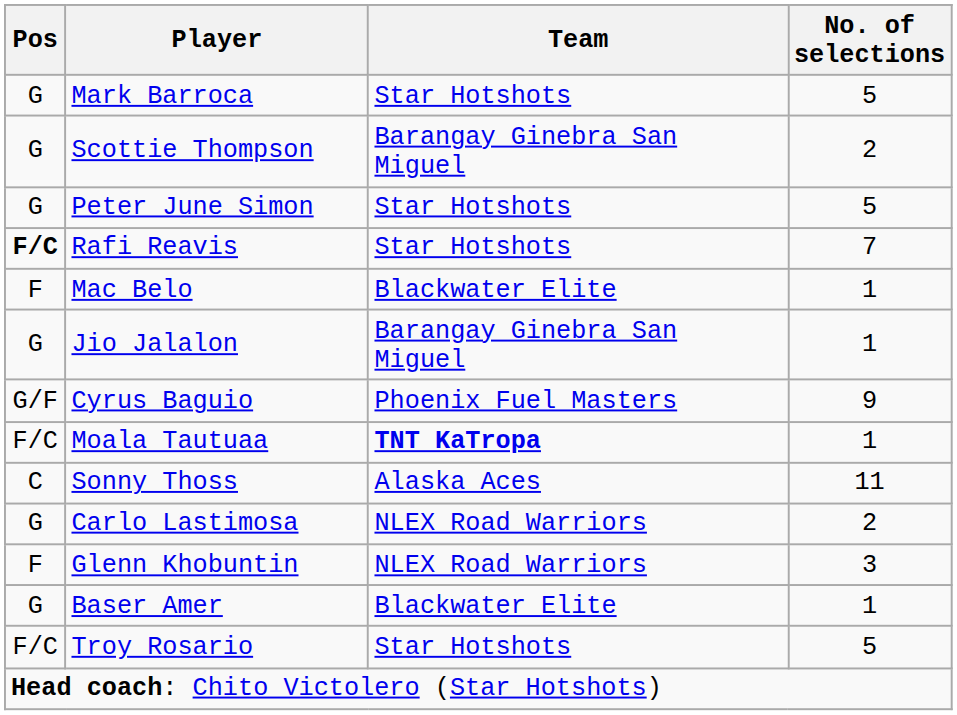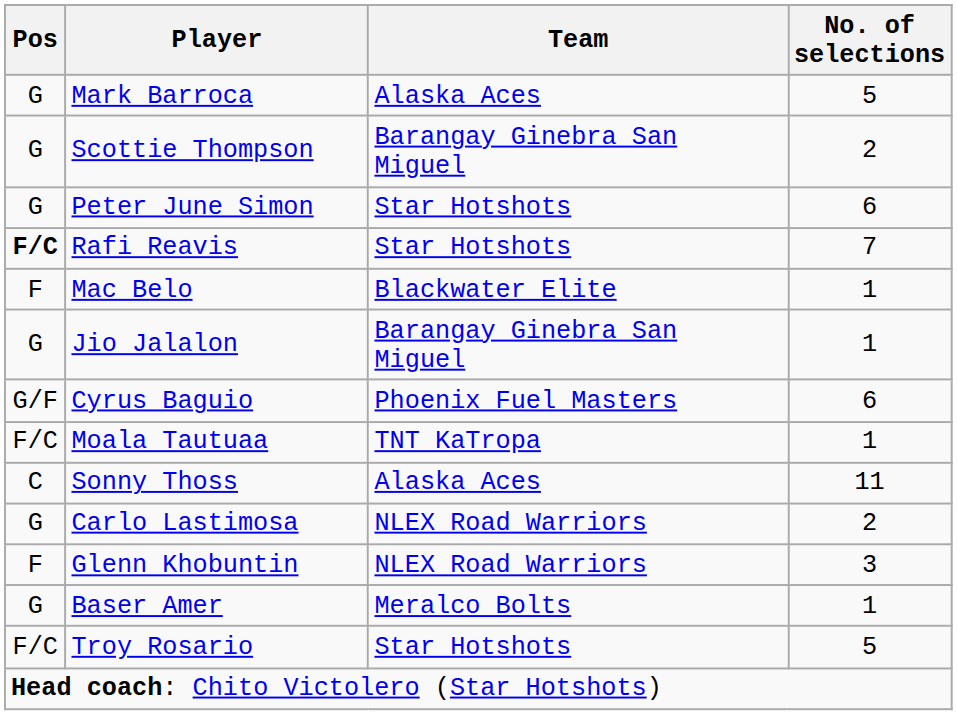(473, 96) Star Hotshots -> (458, 96) Alaska Aces
(870, 207) 5 -> (870, 207) 6
(870, 401) 9 -> (870, 401) 6
(458, 442) bold -> (458, 442) normal
(496, 606) Blackwater Elite -> (473, 606) Meralco Bolts
